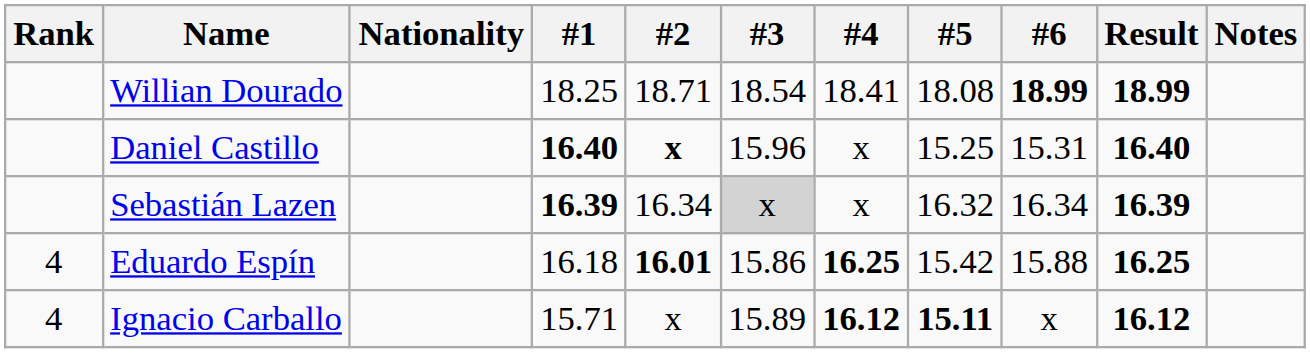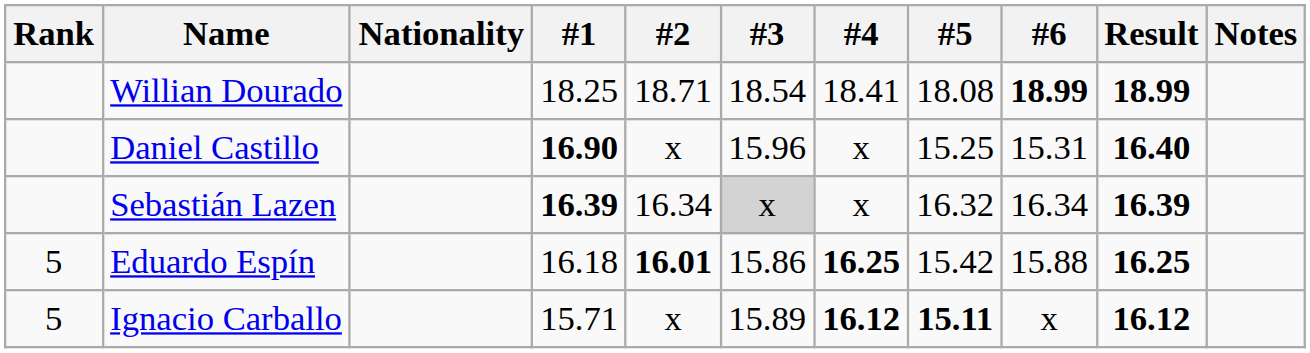(579, 147) 16.40 -> (579, 147) 16.90
(673, 147) bold -> (673, 147) normal
(54, 261) 4 -> (54, 261) 5
(54, 318) 4 -> (54, 318) 5
